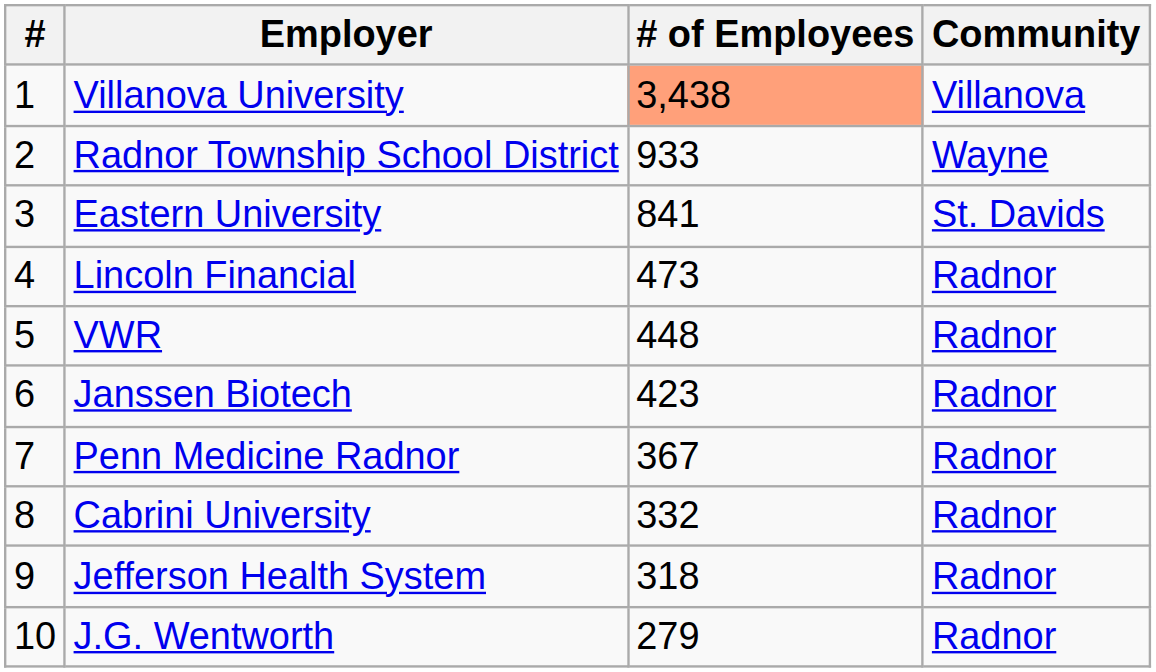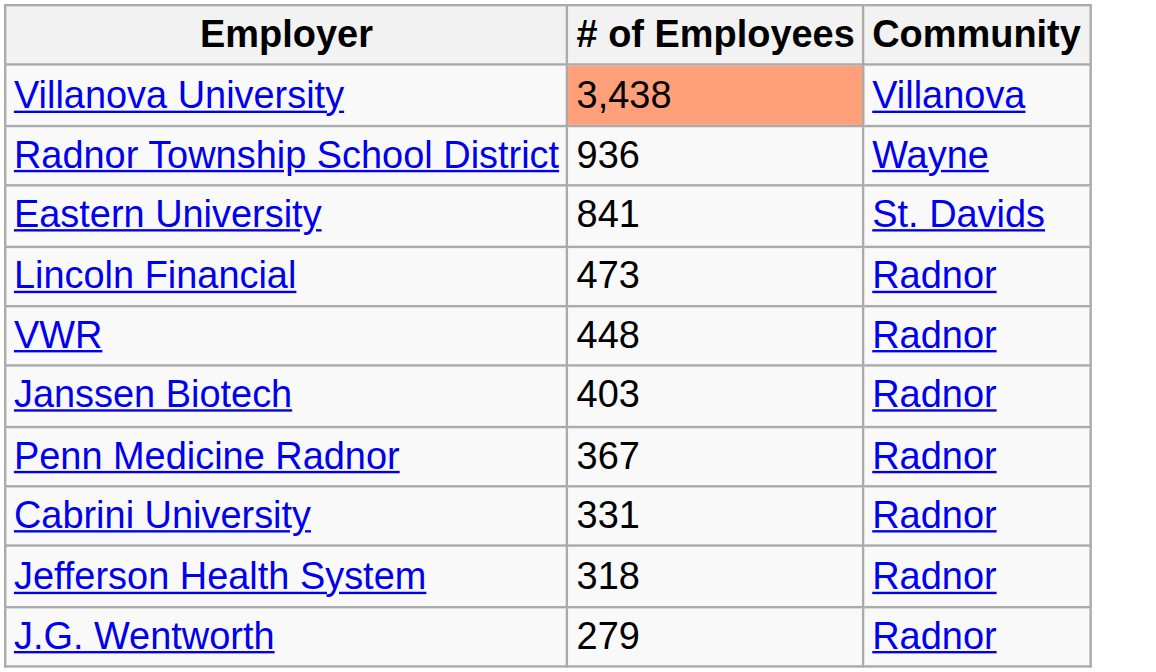- column: (35, 34)
(668, 154) 933 -> (608, 154) 936
(668, 395) 423 -> (608, 395) 403
(668, 515) 332 -> (608, 515) 331
